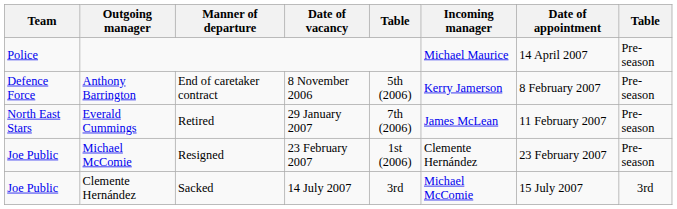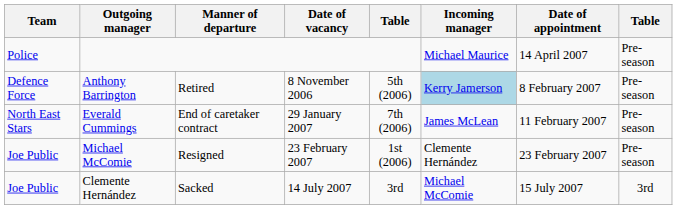(219, 87) End of caretaker contract -> (196, 87) Retired
(463, 87) no background -> (463, 87) lightblue background
(196, 121) Retired -> (219, 121) End of caretaker contract
